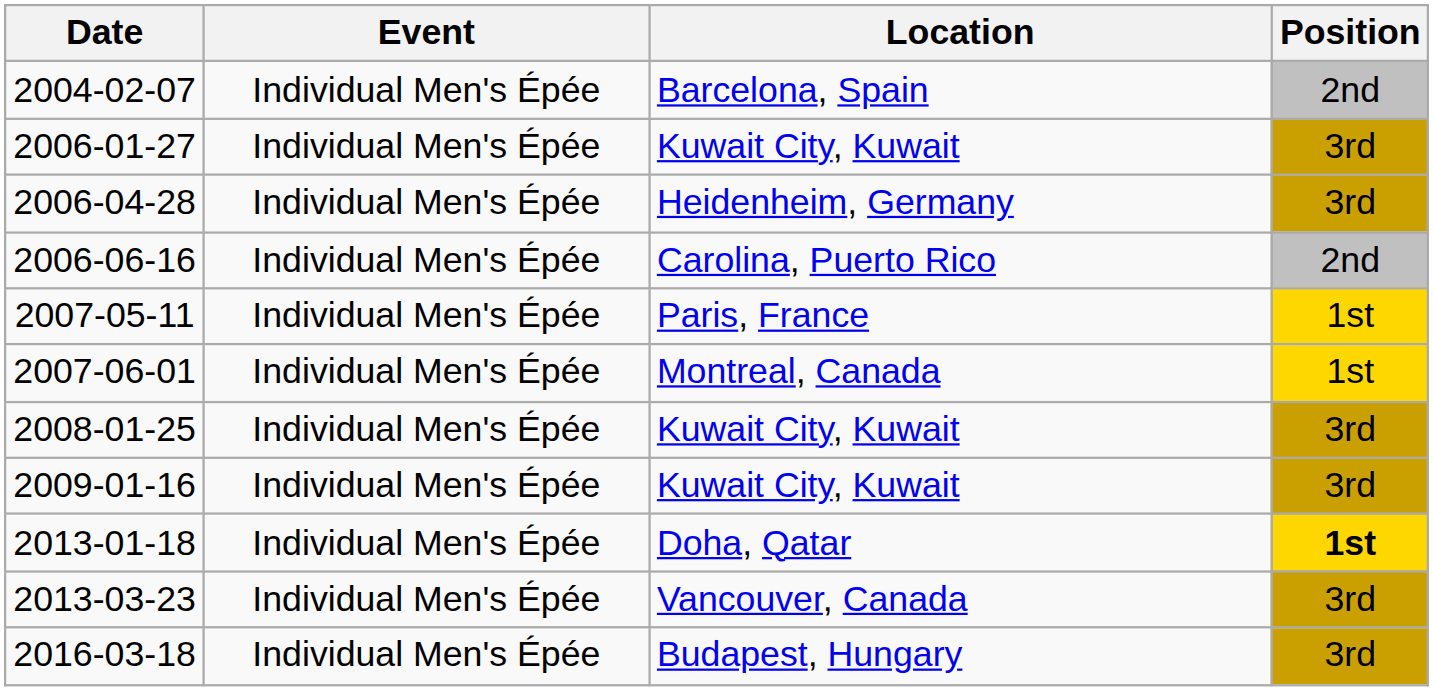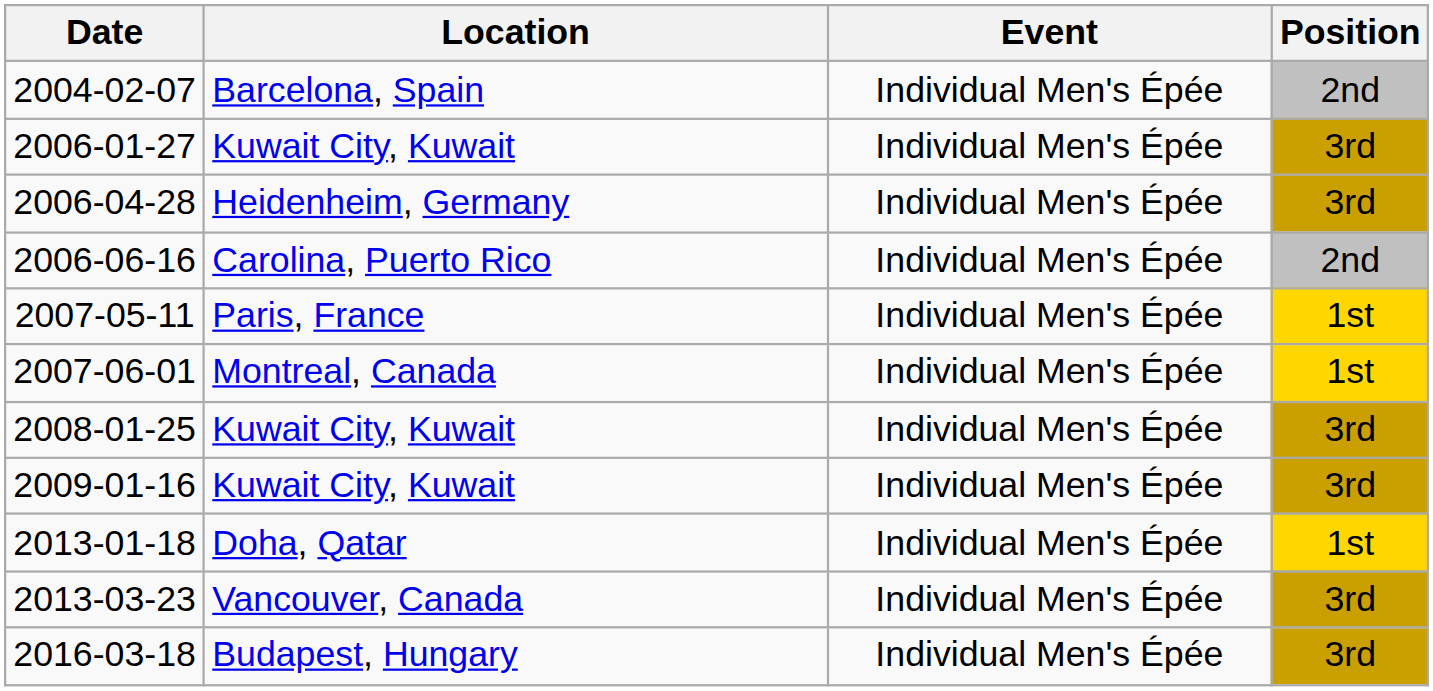columns swapped: (960, 32) <-> (426, 32)
(1350, 542) bold -> (1350, 542) normal
